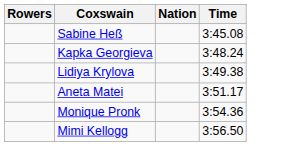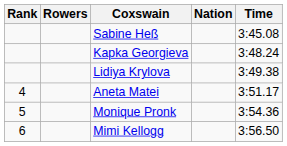+ column: (22, 14)
